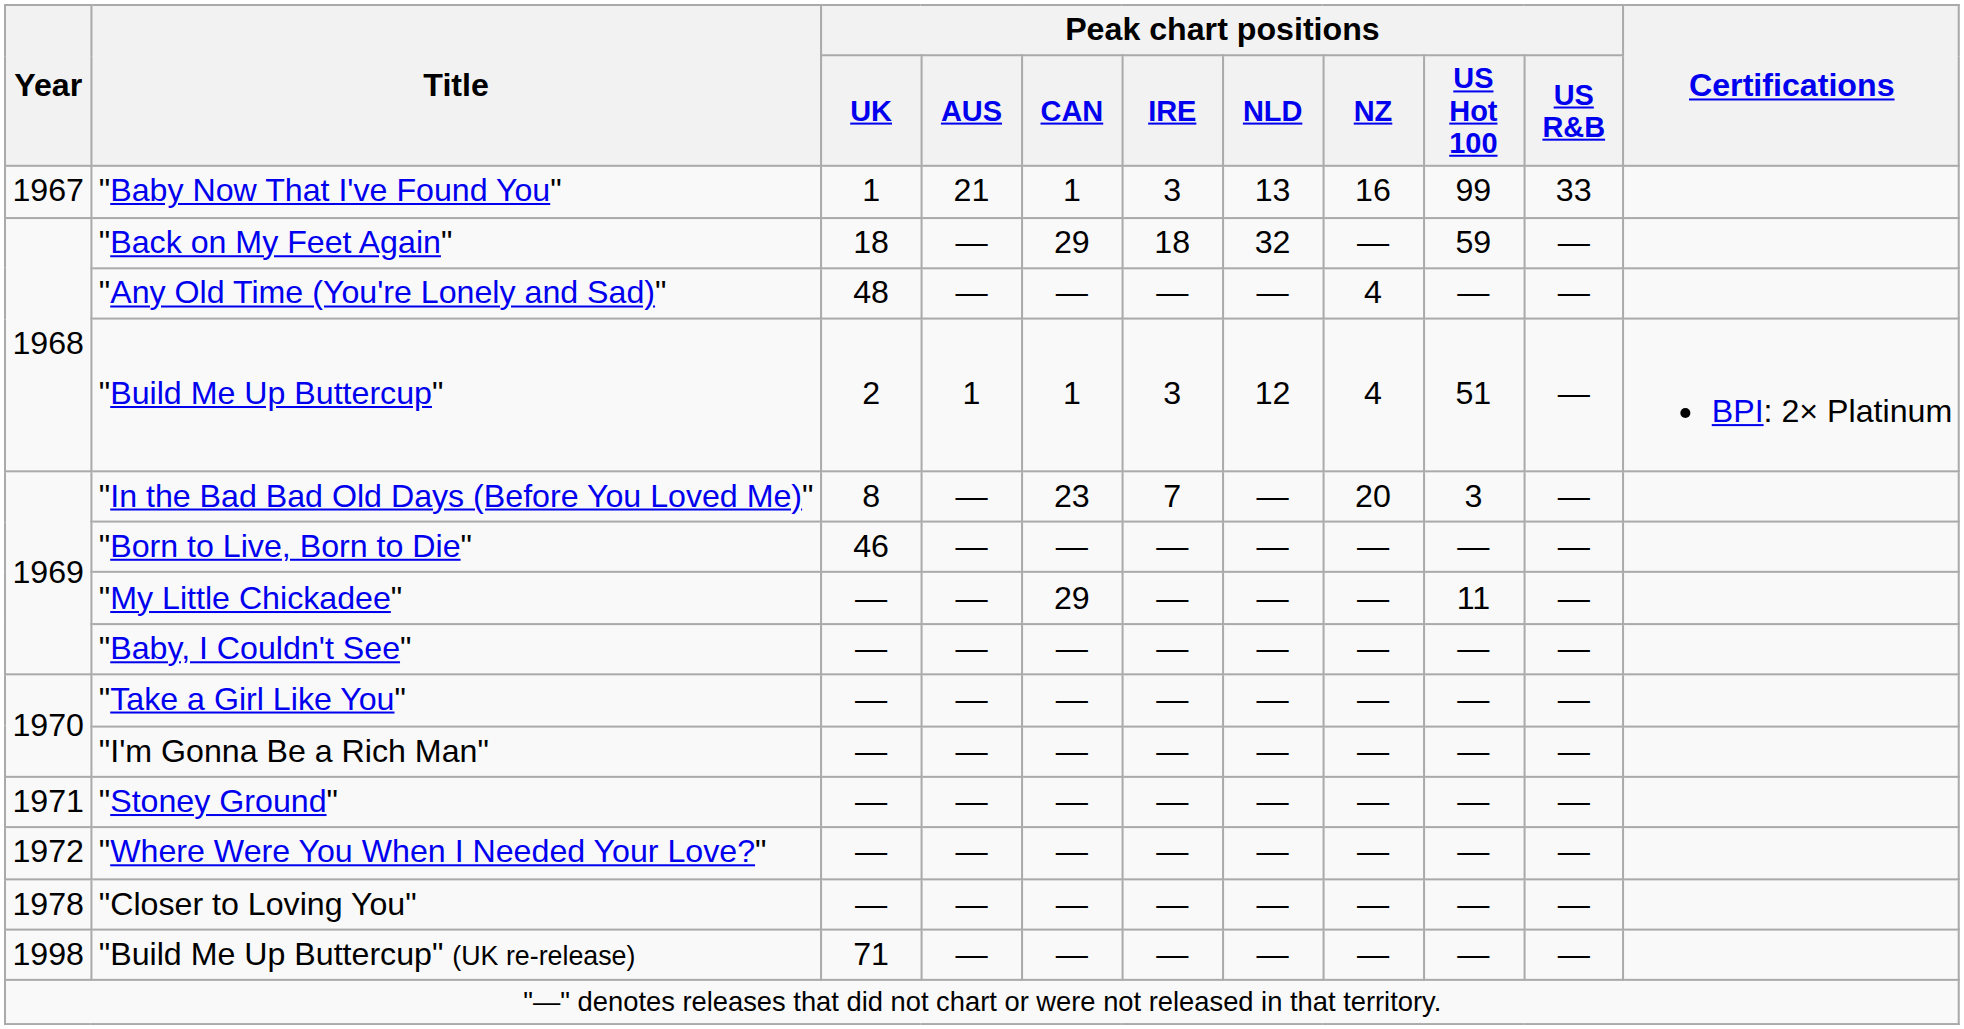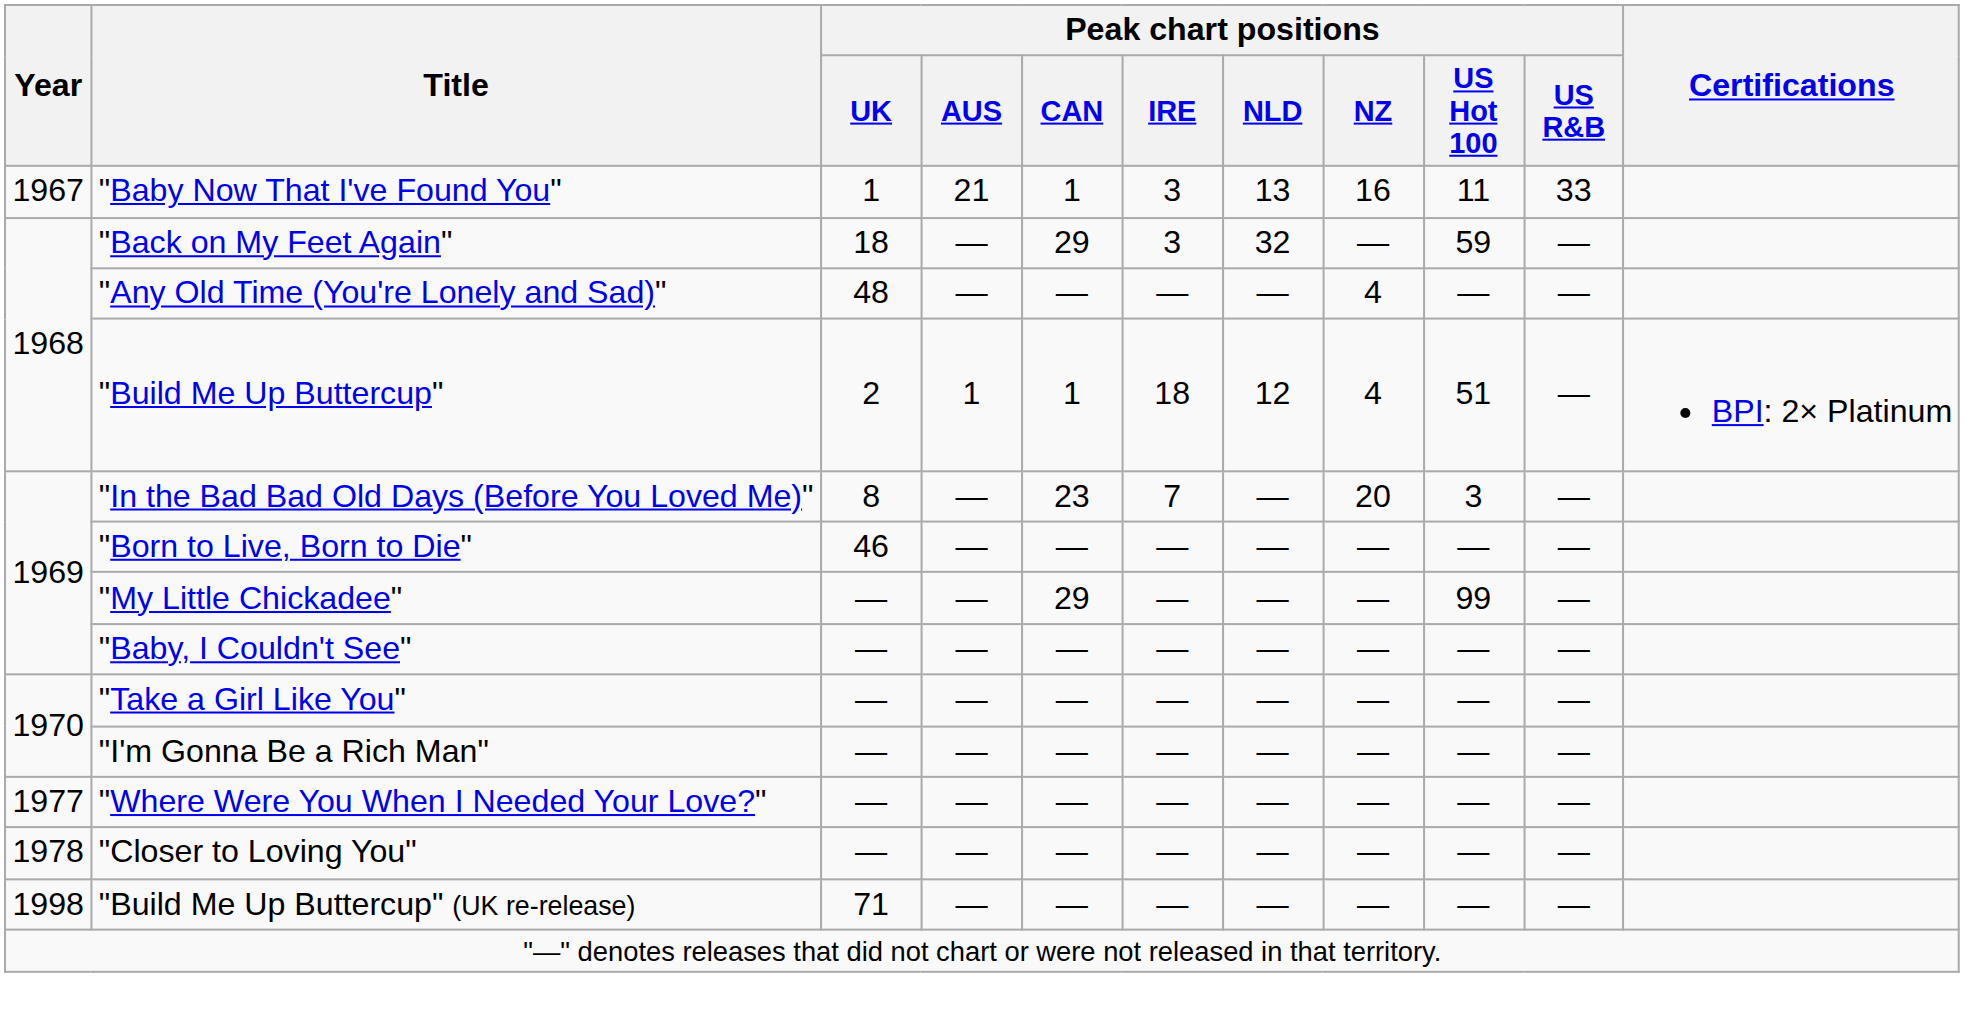(1473, 191) 99 -> (1473, 191) 11
(1172, 242) 18 -> (1172, 242) 3
(1172, 394) 3 -> (1172, 394) 18
(1473, 597) 11 -> (1473, 597) 99
- row: (218, 801)
(48, 852) 1972 -> (48, 801) 1977
